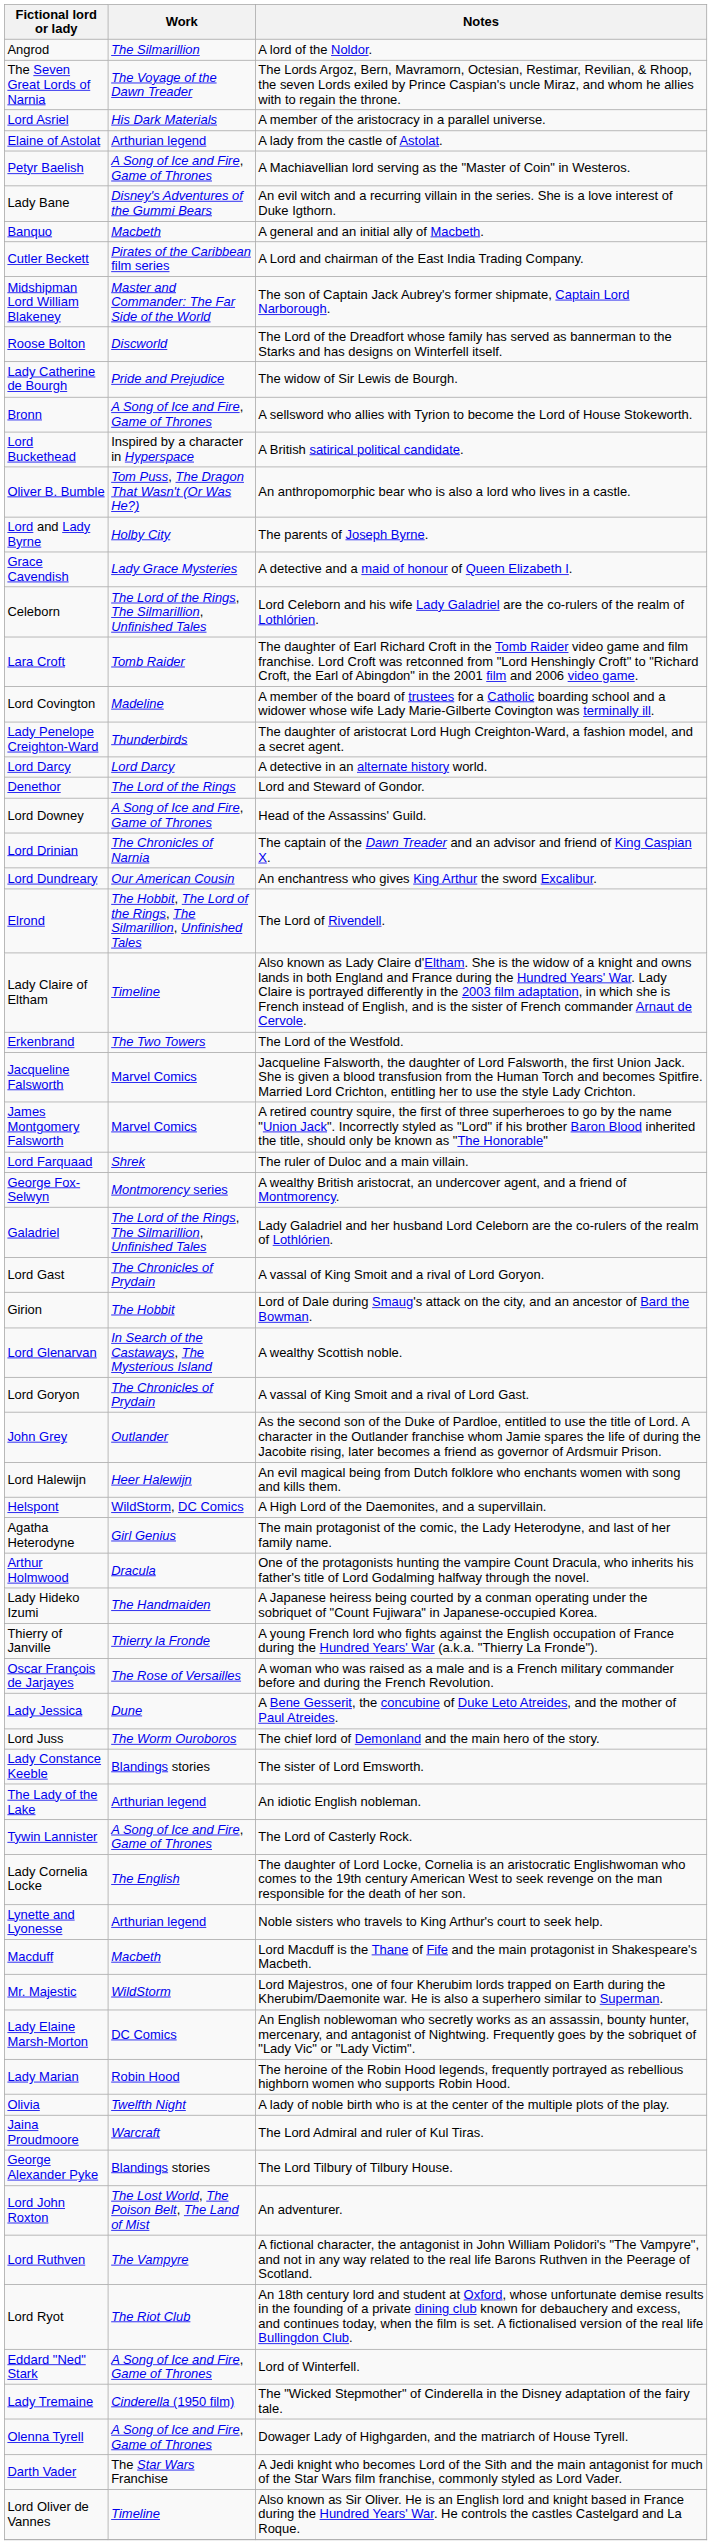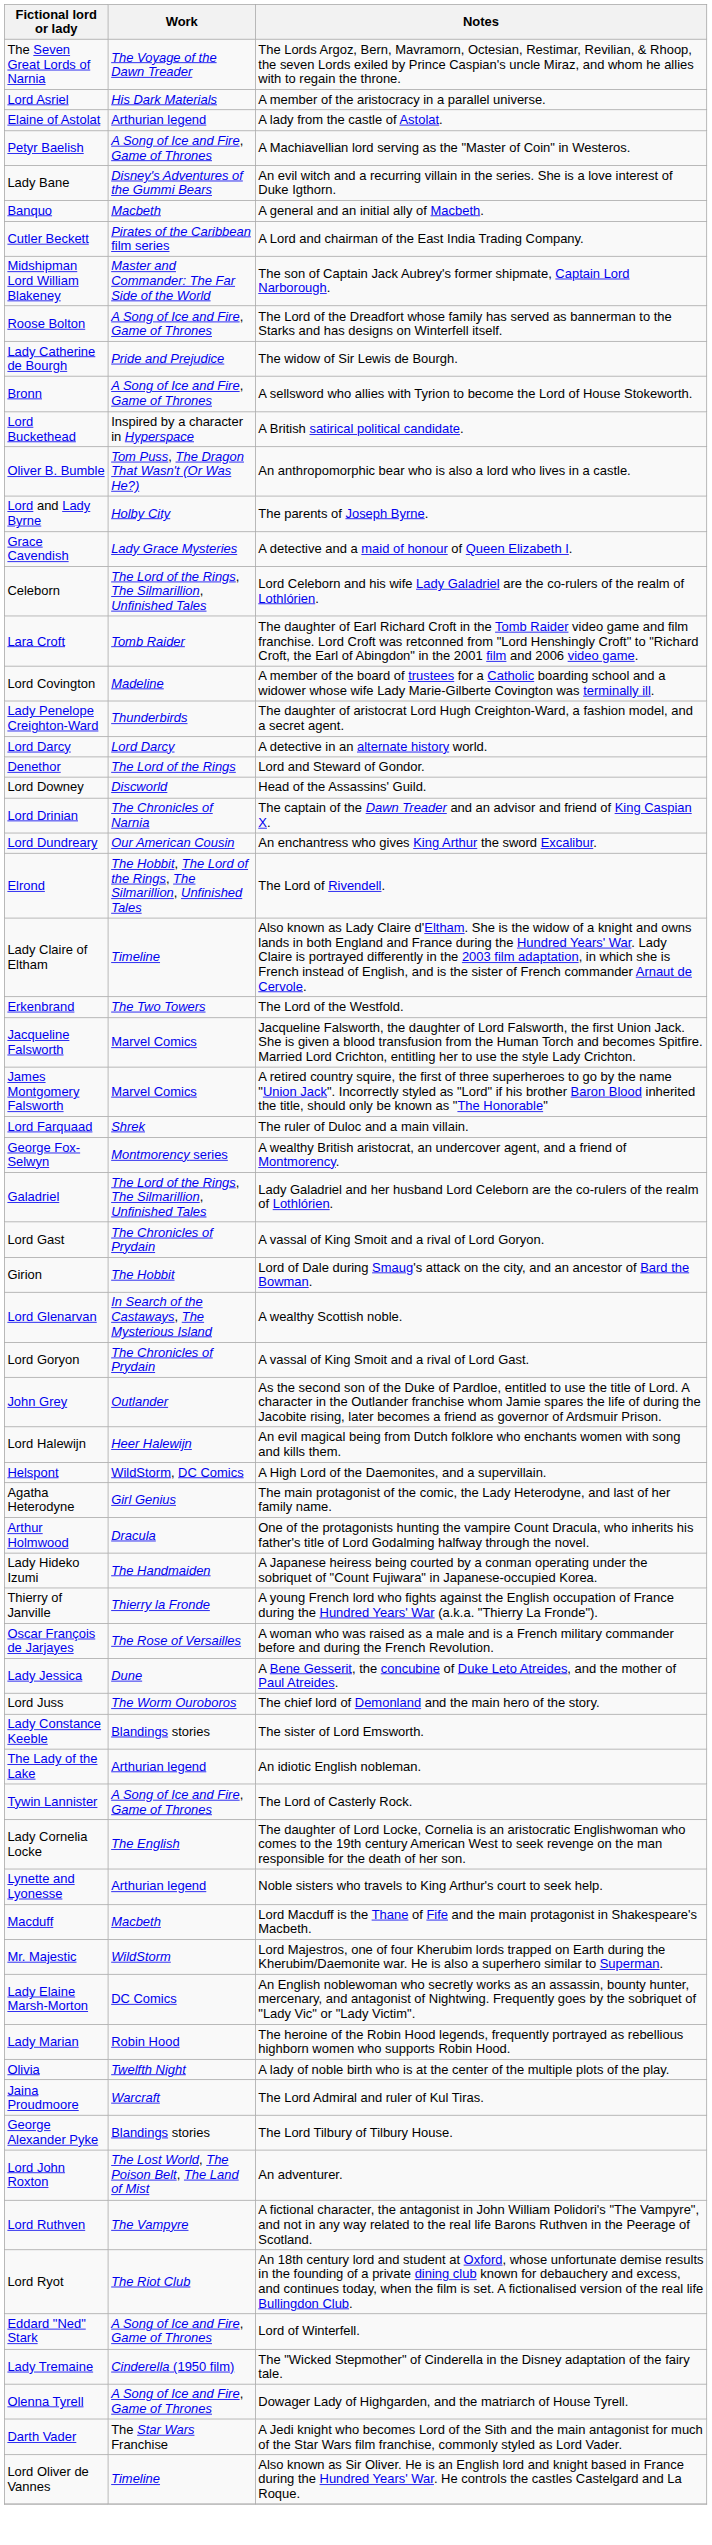- row: (28, 49)
(139, 344) Discworld -> (177, 323) A Song of Ice and Fire, Game of Thrones
(177, 815) A Song of Ice and Fire, Game of Thrones -> (139, 787) Discworld
